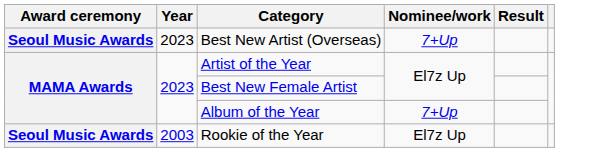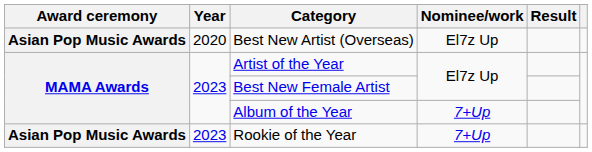(81, 40) Seoul Music Awards -> (97, 40) Asian Pop Music Awards
(177, 40) 2023 -> (210, 40) 2020
(440, 40) 7+Up -> (472, 40) El7z Up
(81, 135) Seoul Music Awards -> (97, 135) Asian Pop Music Awards
(177, 135) 2003 -> (210, 135) 2023
(440, 135) El7z Up -> (472, 135) 7+Up
